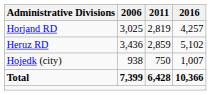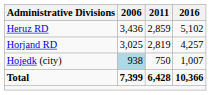rows swapped: (28, 45) <-> (32, 28)
(135, 61) no background -> (135, 61) lightblue background
